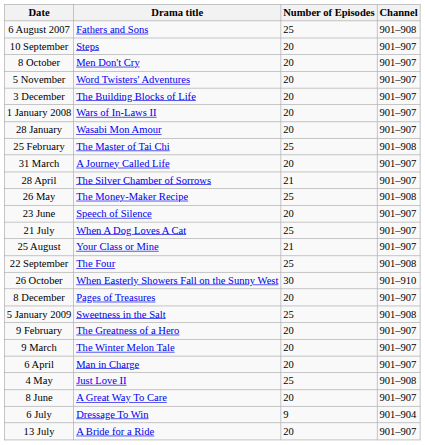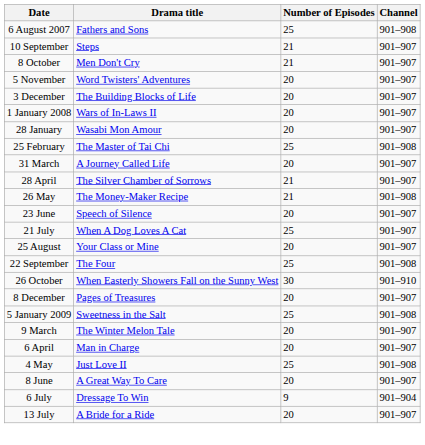(289, 46) 20 -> (289, 46) 21
(289, 63) 20 -> (289, 63) 21
(289, 197) 25 -> (289, 197) 21
(289, 247) 21 -> (289, 247) 20
- row: (39, 331)
